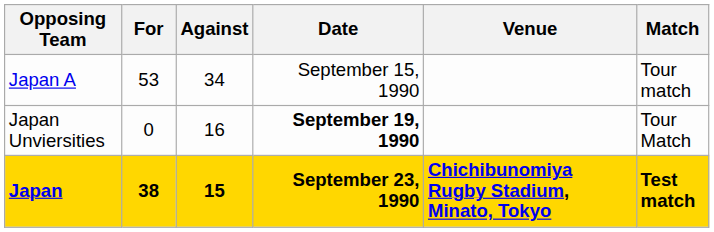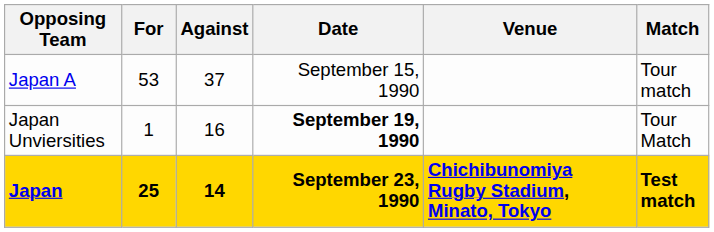(214, 79) 34 -> (214, 79) 37
(149, 130) 0 -> (149, 130) 1
(149, 191) 38 -> (149, 191) 25
(214, 191) 15 -> (214, 191) 14
